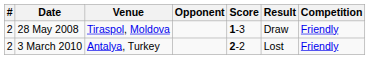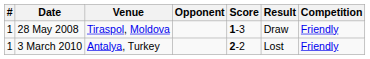(10, 29) 2 -> (10, 29) 1
(10, 46) 2 -> (10, 46) 1
